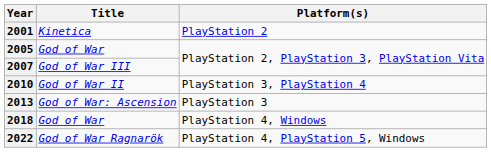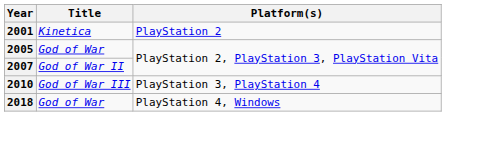(85, 67) God of War III -> (81, 67) God of War II
(81, 85) God of War II -> (85, 85) God of War III
- row: (20, 102)
- row: (20, 138)
